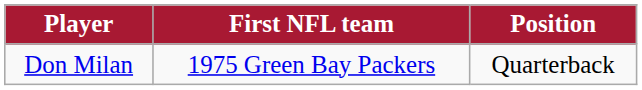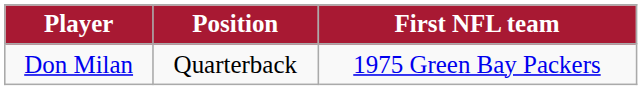columns swapped: (553, 24) <-> (311, 24)
